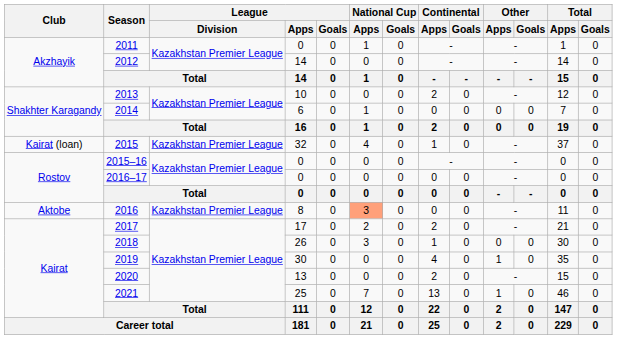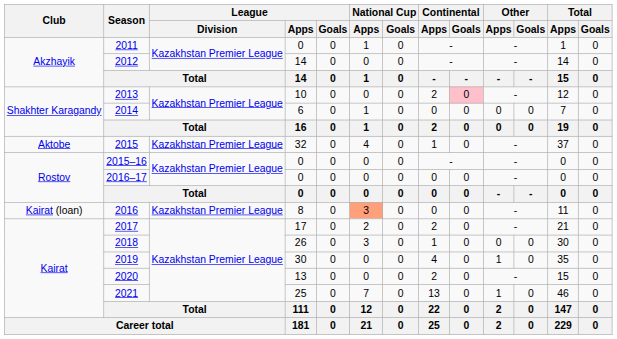(466, 95) no background -> (466, 95) pink background
(54, 144) Kairat (loan) -> (54, 144) Aktobe
(54, 210) Aktobe -> (54, 210) Kairat (loan)
